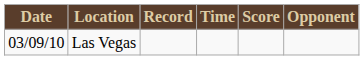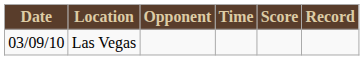columns swapped: (321, 17) <-> (168, 17)
